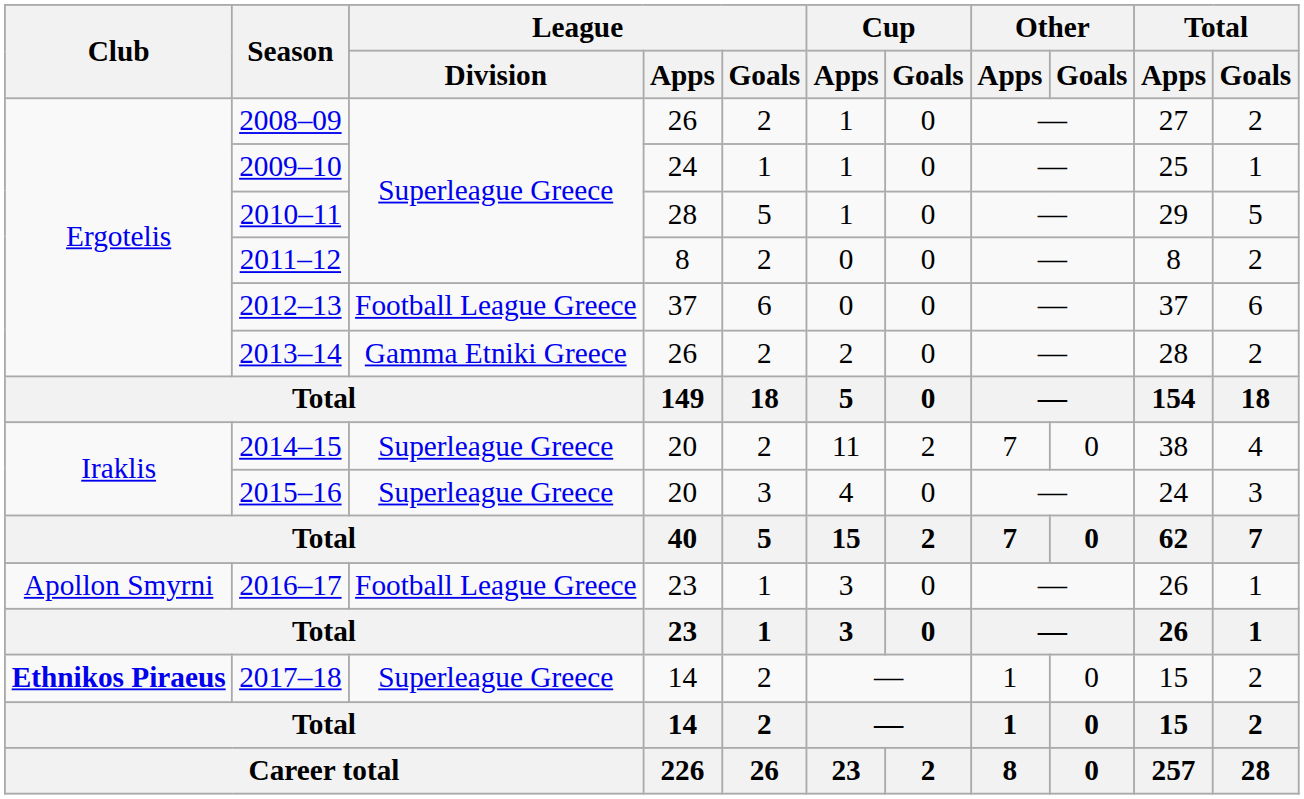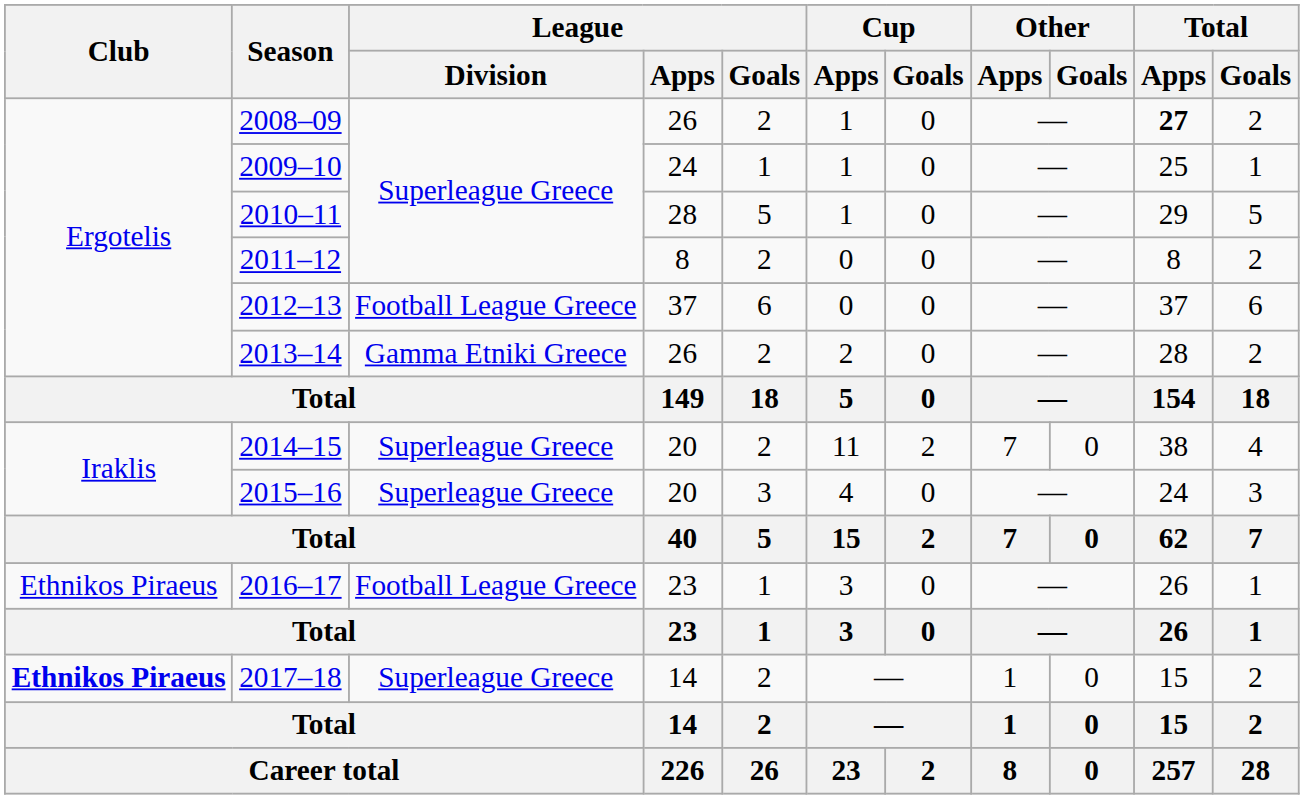(1174, 120) normal -> (1174, 120) bold
(119, 584) Apollon Smyrni -> (119, 584) Ethnikos Piraeus
